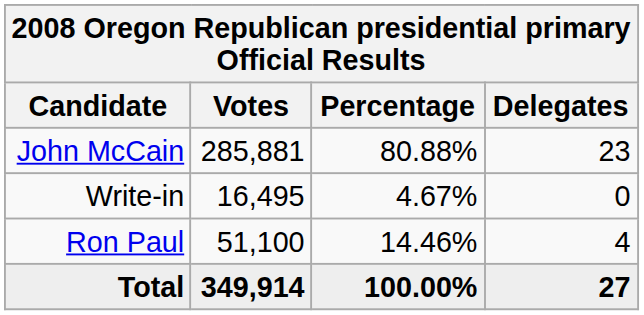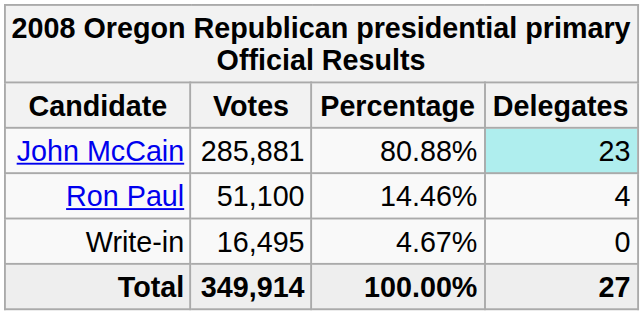(615, 151) no background -> (615, 151) paleturquoise background
rows swapped: (125, 242) <-> (135, 196)
